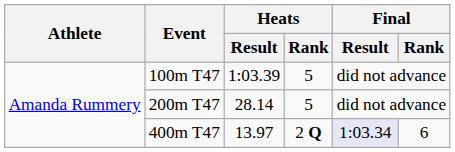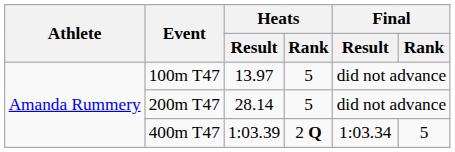(254, 76) 1:03.39 -> (254, 76) 13.97
(254, 133) 13.97 -> (254, 133) 1:03.39
(365, 133) lavender background -> (365, 133) no background
(424, 133) 6 -> (424, 133) 5
